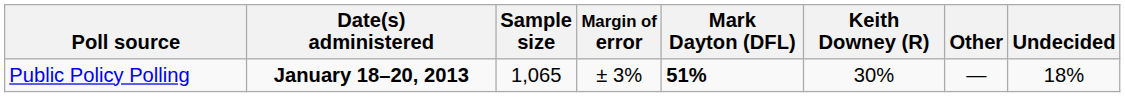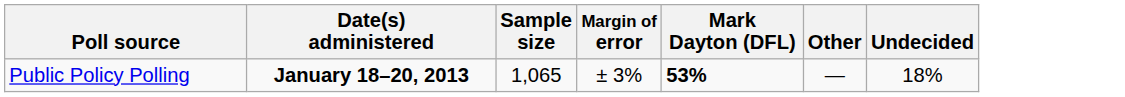- column: (874, 31)
(686, 75) 51% -> (686, 75) 53%
